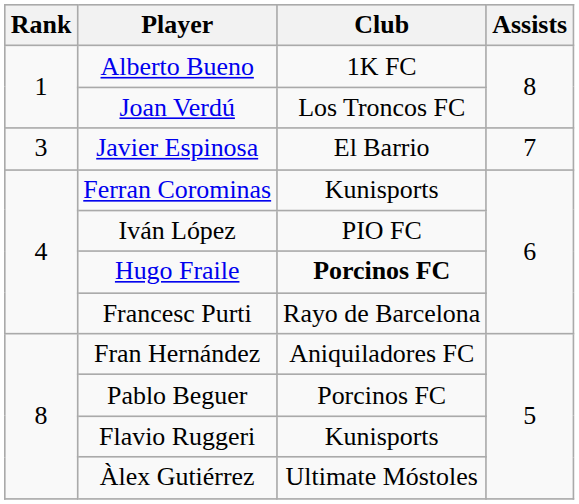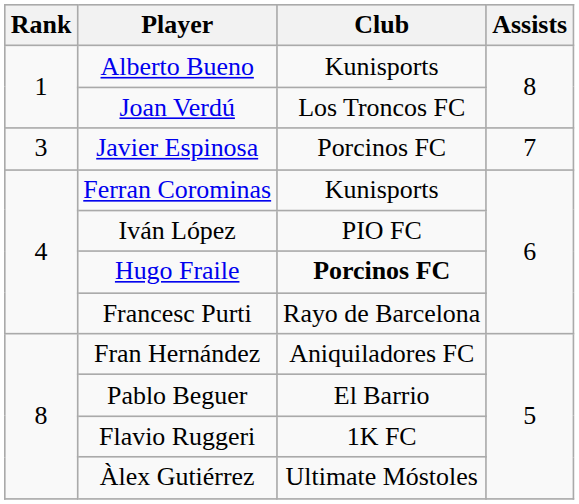(382, 66) 1K FC -> (382, 66) Kunisports
(382, 148) El Barrio -> (382, 148) Porcinos FC
(382, 395) Porcinos FC -> (382, 395) El Barrio
(382, 436) Kunisports -> (382, 436) 1K FC
